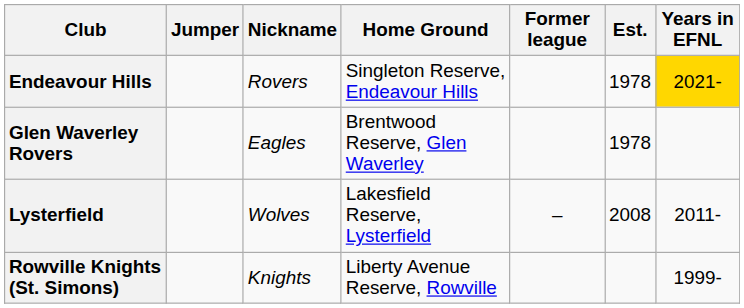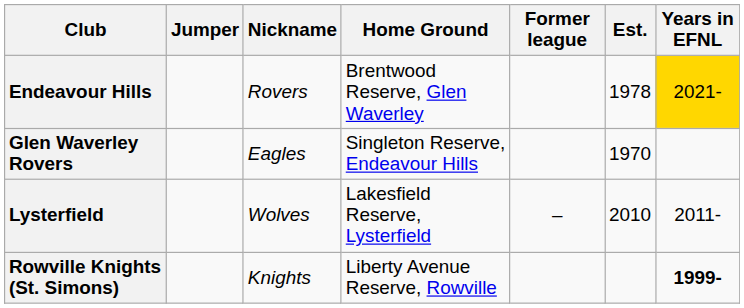(426, 81) Singleton Reserve, Endeavour Hills -> (406, 91) Brentwood Reserve, Glen Waverley
(406, 143) Brentwood Reserve, Glen Waverley -> (426, 153) Singleton Reserve, Endeavour Hills
(630, 143) 1978 -> (630, 153) 1970
(630, 215) 2008 -> (630, 215) 2010
(698, 277) normal -> (698, 277) bold
